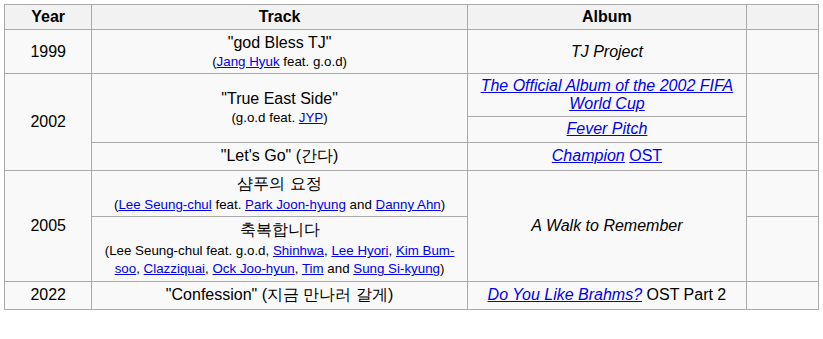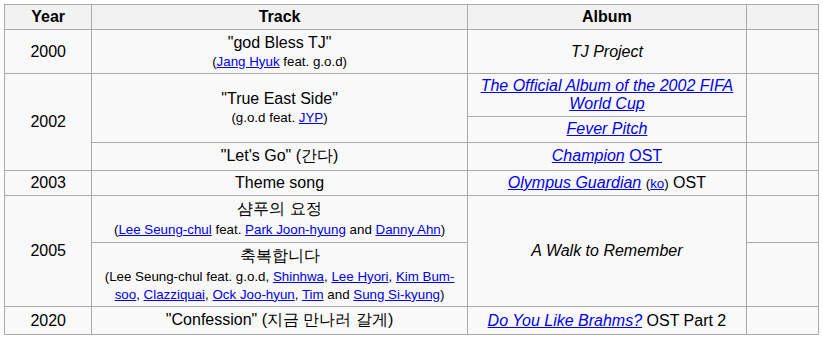(48, 51) 1999 -> (48, 51) 2000
+ row: (280, 183)
(48, 295) 2022 -> (48, 320) 2020
